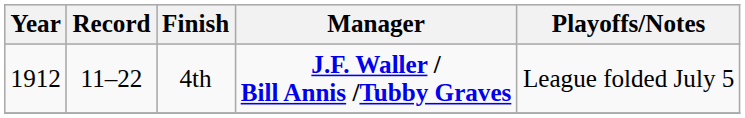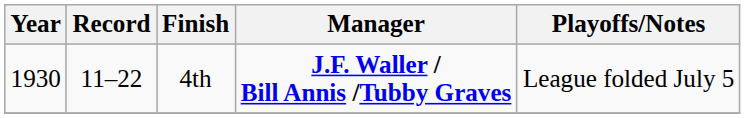(36, 78) 1912 -> (36, 78) 1930
